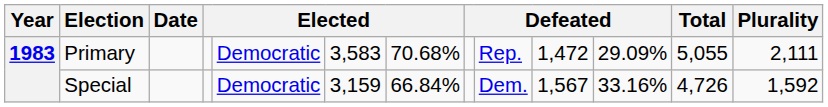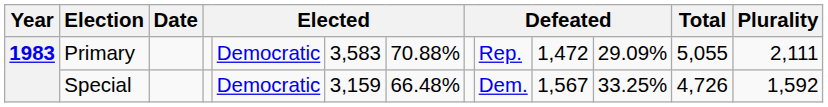(425, 53) 70.68% -> (425, 53) 70.88%
(425, 85) 66.84% -> (425, 85) 66.48%
(633, 85) 33.16% -> (633, 85) 33.25%
